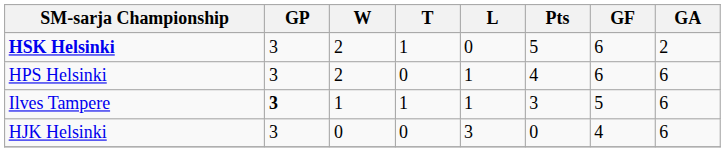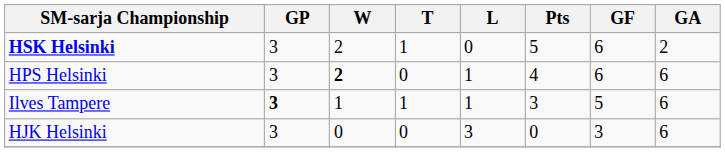(338, 75) normal -> (338, 75) bold
(599, 132) 4 -> (599, 132) 3
